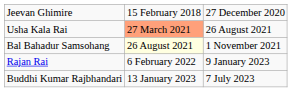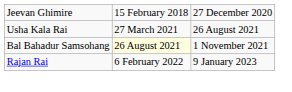(159, 29) lightsalmon background -> (146, 29) no background
- row: (64, 78)
